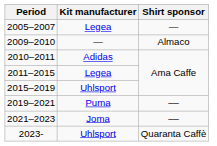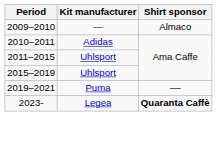- row: (31, 27)
(98, 73) Legea -> (98, 57) Uhlsport
- row: (31, 118)
(98, 133) Uhlsport -> (98, 103) Legea
(174, 133) normal -> (175, 103) bold
